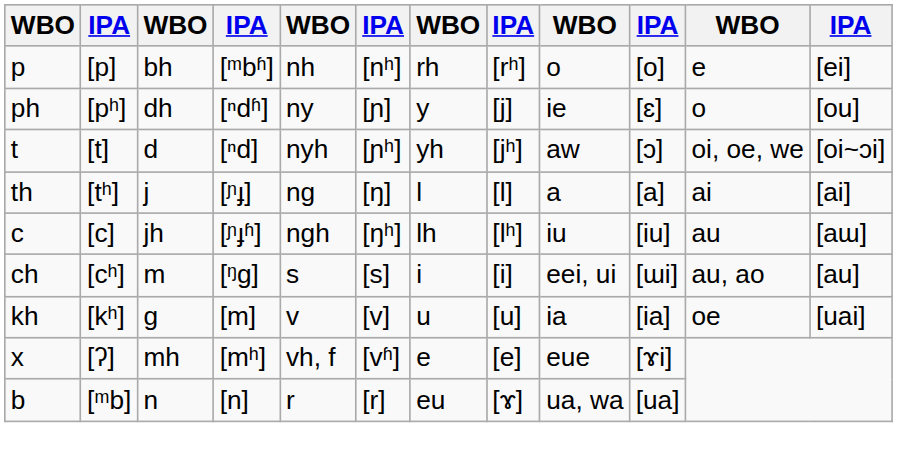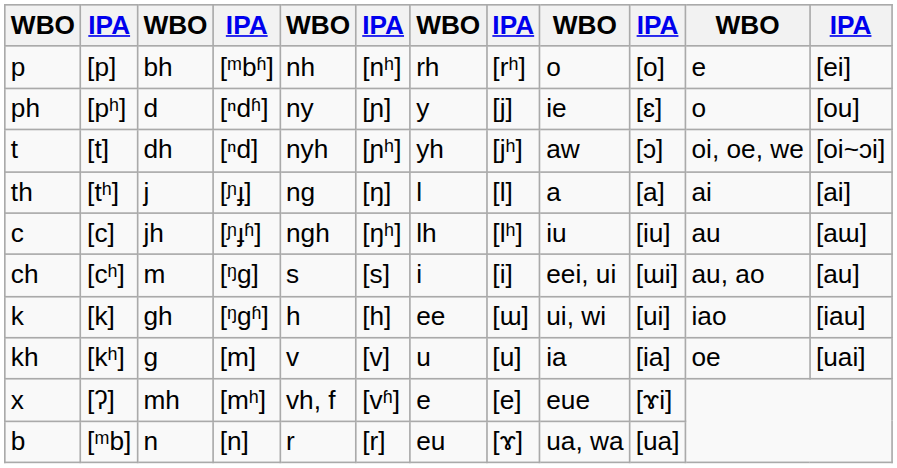(158, 108) dh -> (151, 108) d
(151, 150) d -> (158, 150) dh
+ row: (101, 316)
